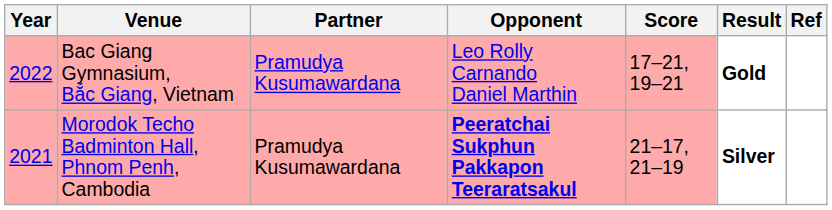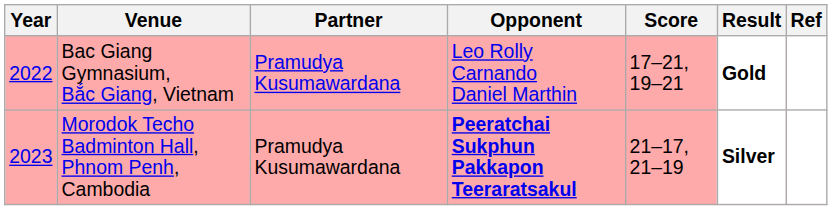(31, 157) 2021 -> (31, 157) 2023
